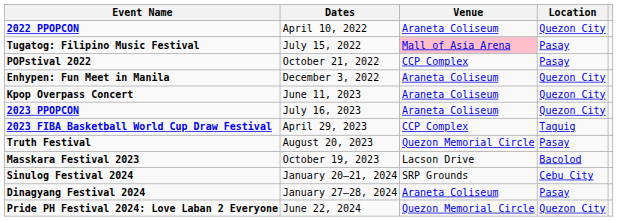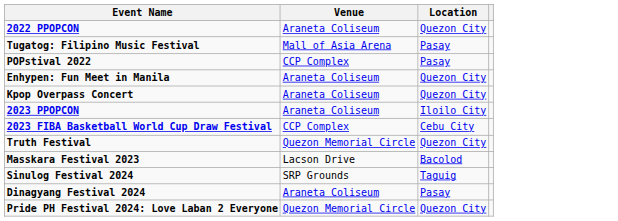- column: (340, 13)
(456, 45) pink background -> (337, 45) no background
(573, 110) Quezon City -> (453, 110) Iloilo City
(557, 127) Taguig -> (447, 127) Cebu City
(554, 143) Pasay -> (453, 143) Quezon City
(566, 176) Cebu City -> (438, 176) Taguig
